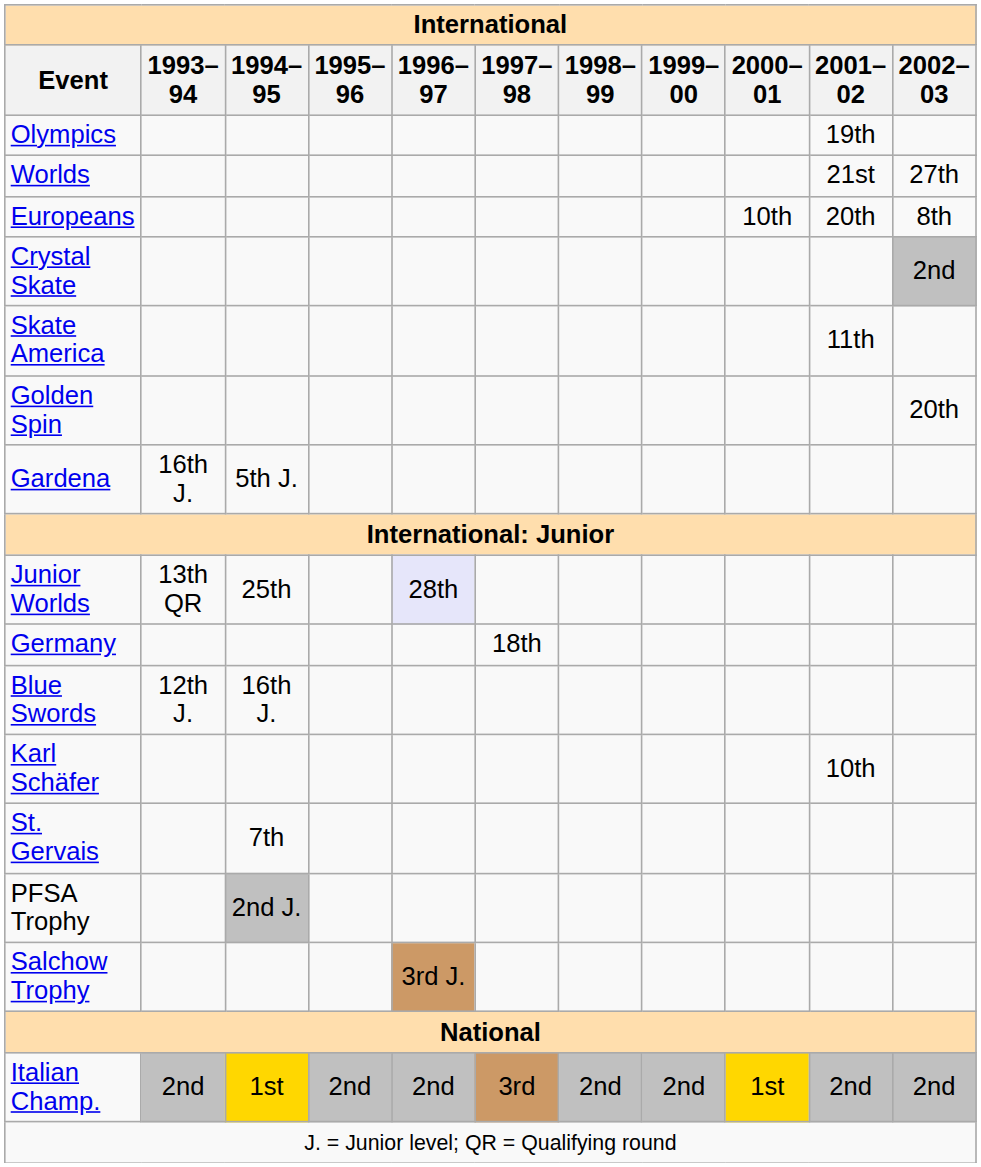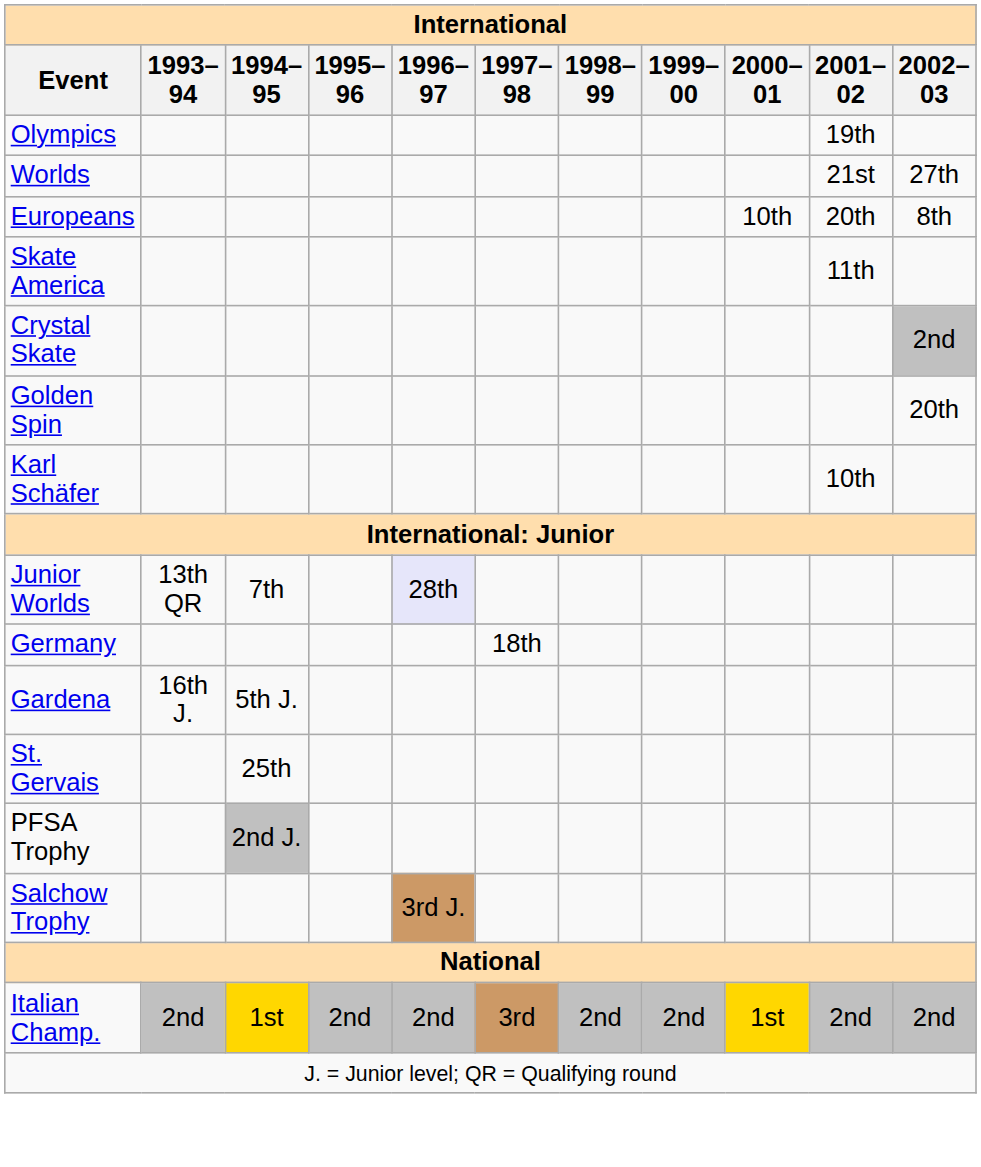rows swapped: (58, 340) <-> (51, 270)
rows swapped: (55, 768) <-> (61, 479)
(267, 589) 25th -> (267, 589) 7th
- row: (53, 699)
(267, 838) 7th -> (267, 768) 25th
